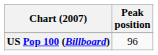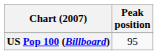(133, 41) 96 -> (133, 41) 95
